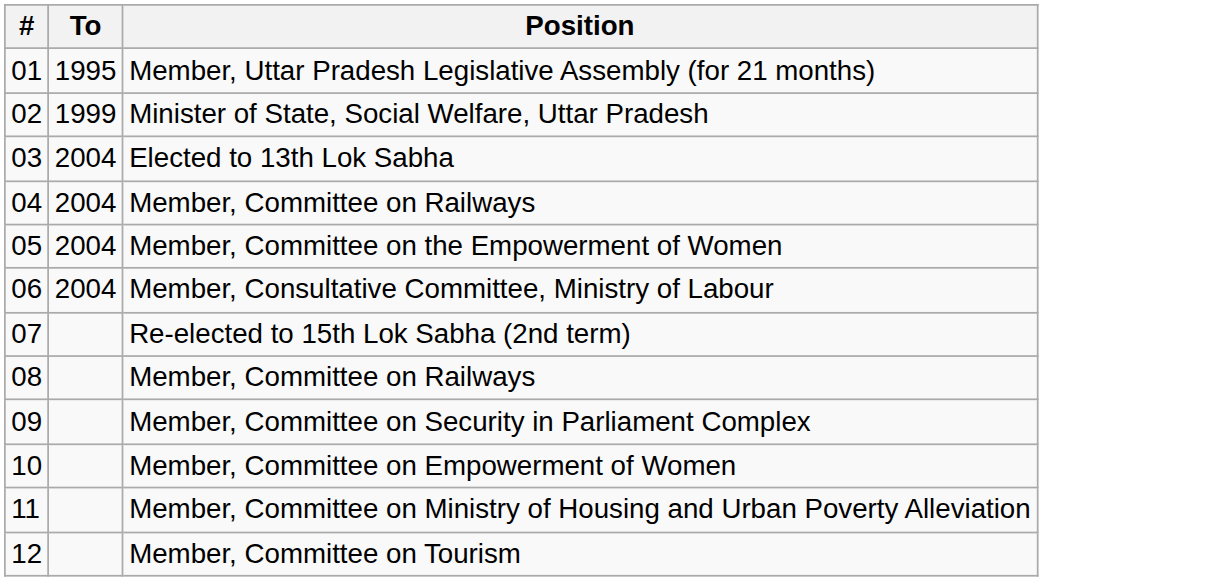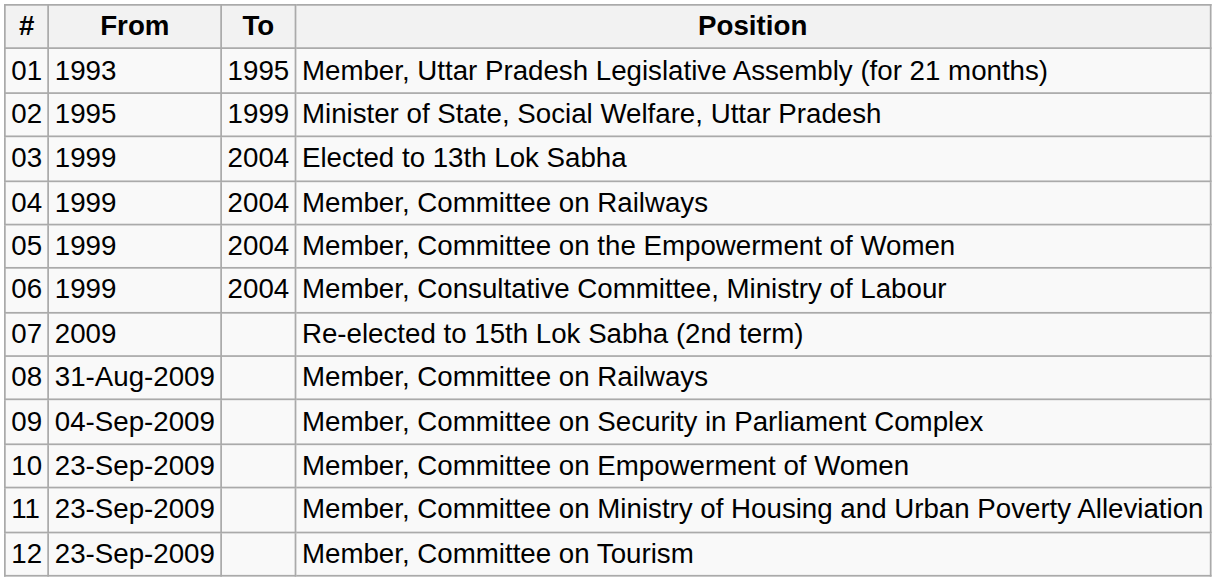+ column: (135, 26)
